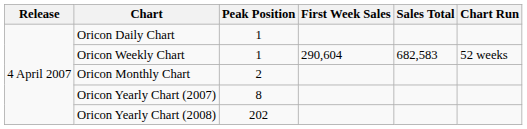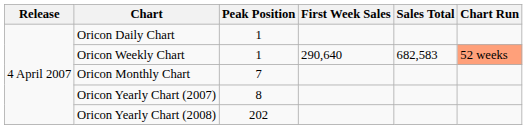(322, 54) 290,604 -> (322, 54) 290,640
(484, 54) no background -> (484, 54) lightsalmon background
(259, 74) 2 -> (259, 74) 7
